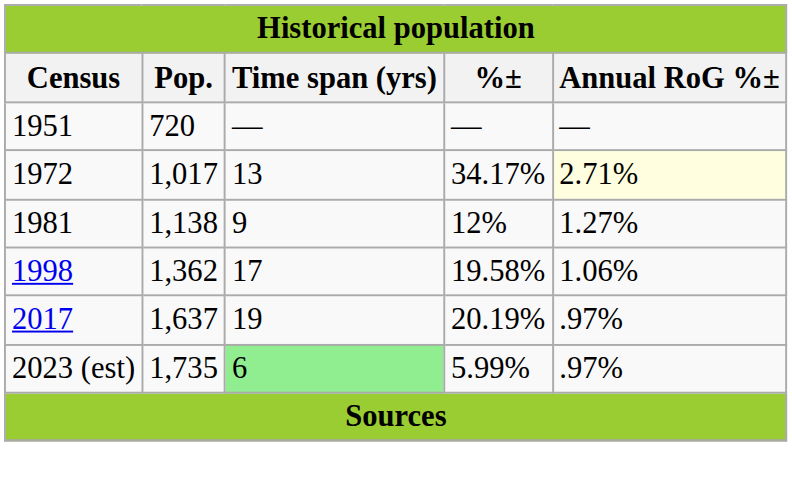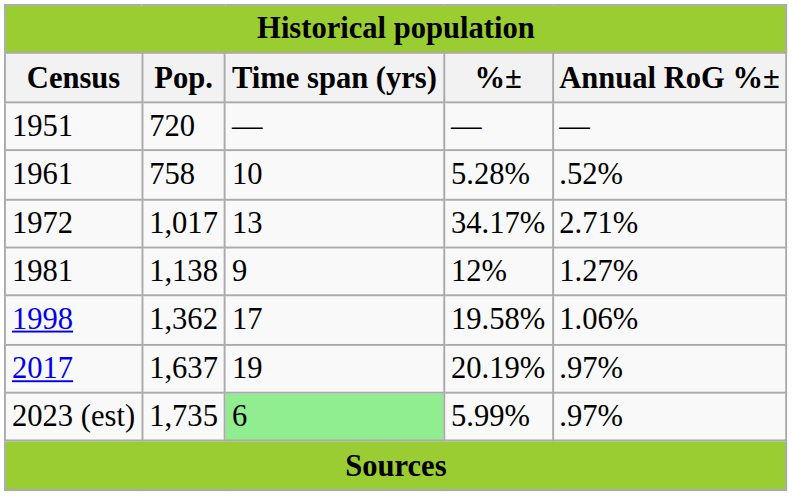+ row: (43, 174)
(599, 174) lightyellow background -> (599, 222) no background
